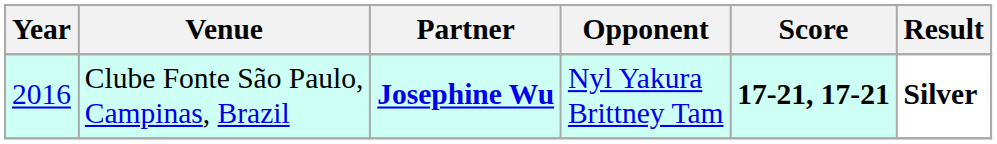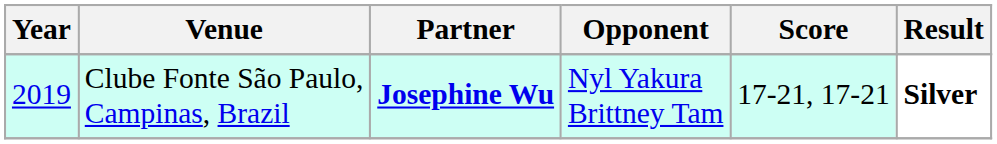(41, 95) 2016 -> (41, 95) 2019
(813, 95) bold -> (813, 95) normal
